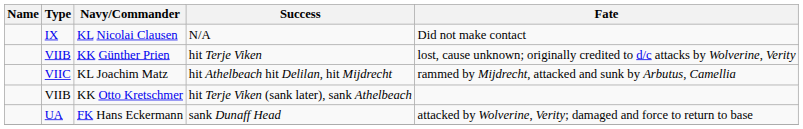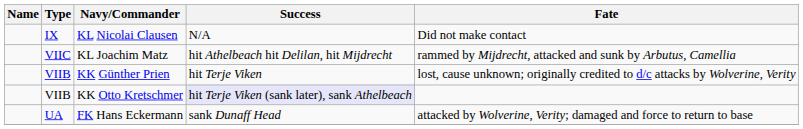rows swapped: (123, 54) <-> (122, 74)
(300, 94) no background -> (300, 94) lavender background
